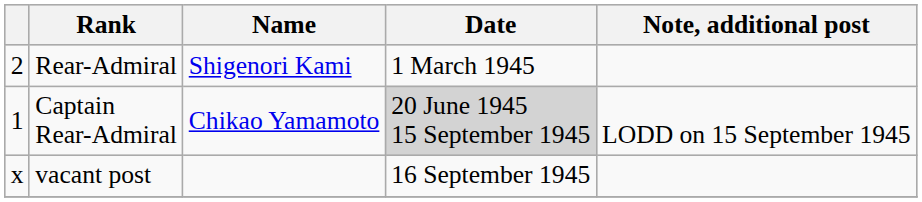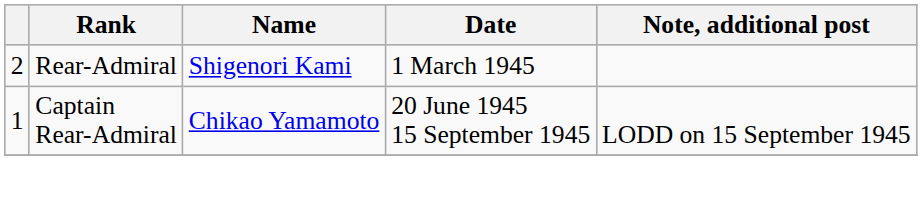(491, 120) lightgrey background -> (491, 120) no background
- row: (93, 175)
